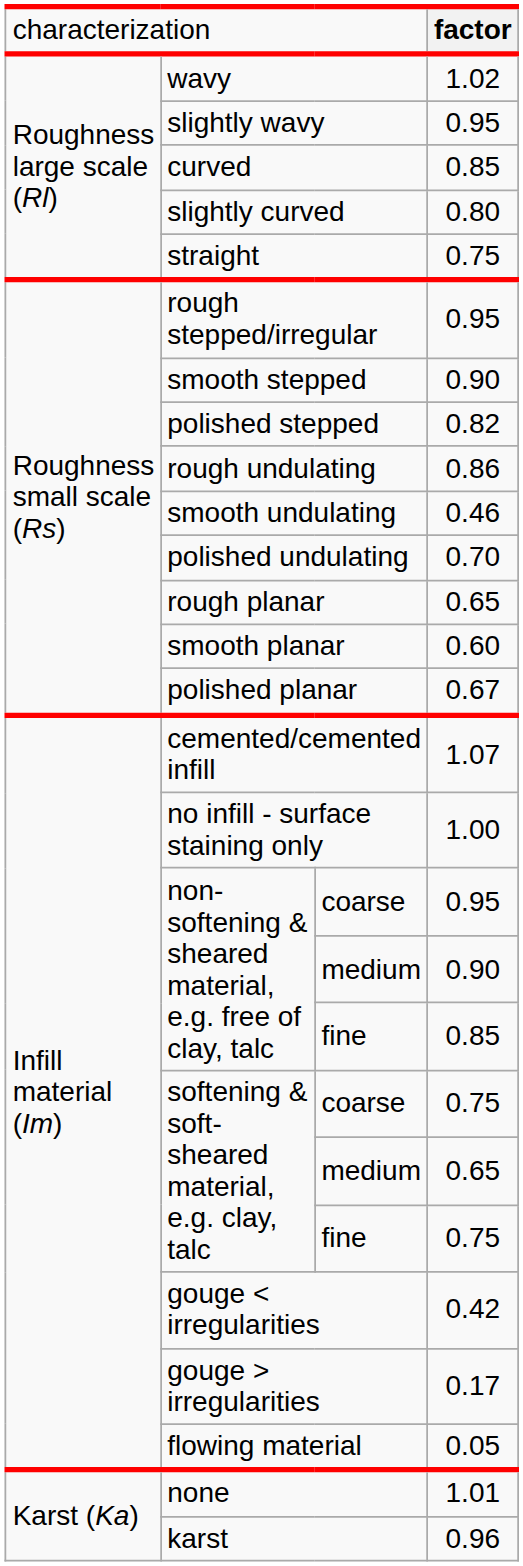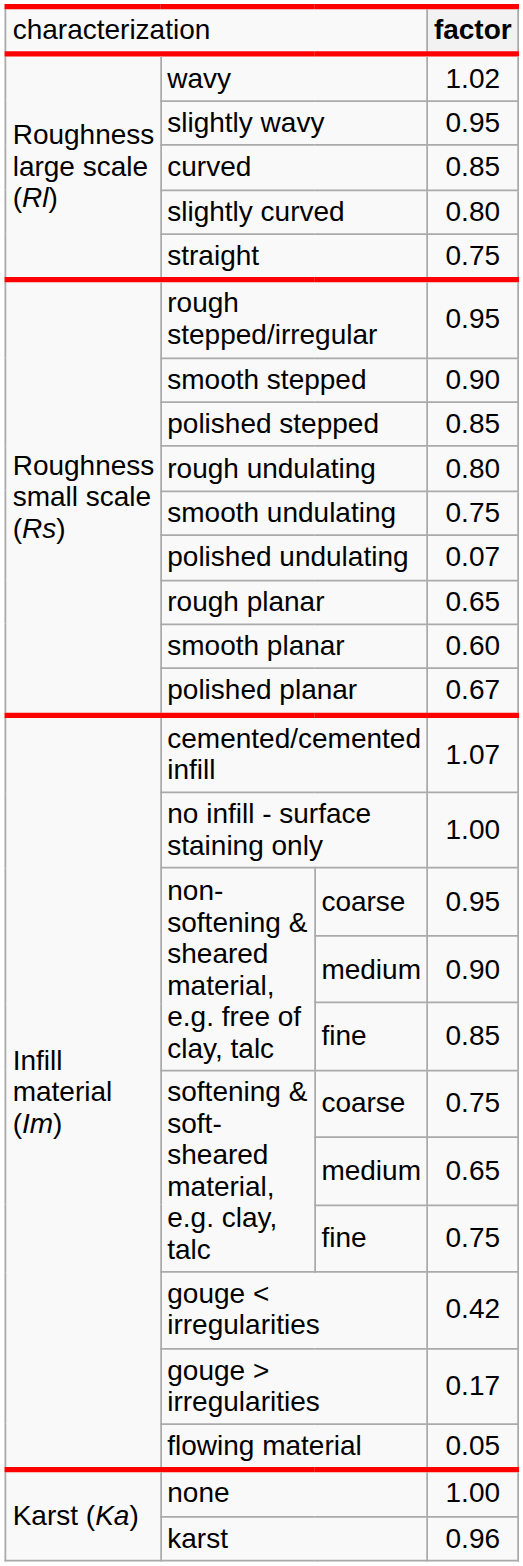(473, 423) 0.82 -> (473, 423) 0.85
(473, 468) 0.86 -> (473, 468) 0.80
(473, 512) 0.46 -> (473, 512) 0.75
(473, 557) 0.70 -> (473, 557) 0.07
(473, 1493) 1.01 -> (473, 1493) 1.00
